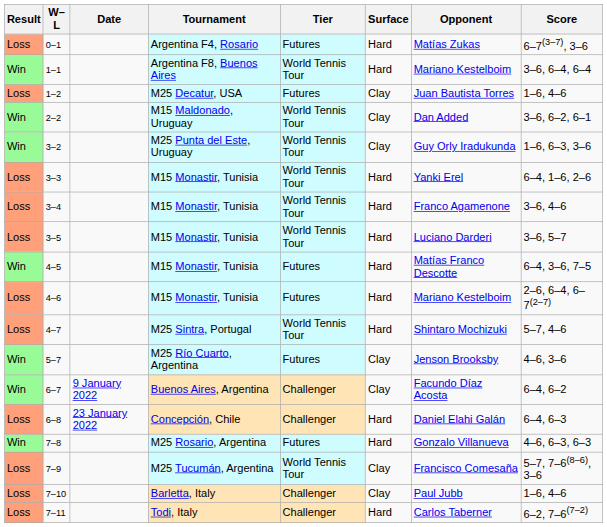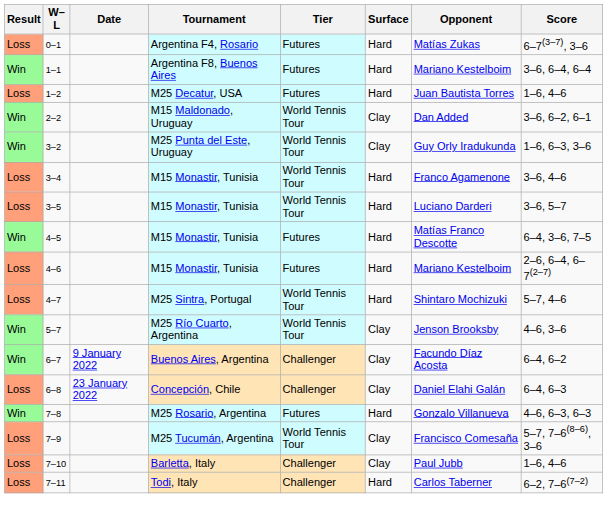(314, 69) World Tennis Tour -> (301, 69) Futures
(379, 93) Clay -> (380, 93) Hard
- row: (53, 177)
(301, 359) Futures -> (314, 329) World Tennis Tour
(380, 419) Hard -> (379, 389) Clay
